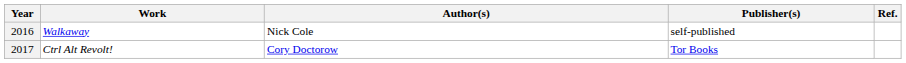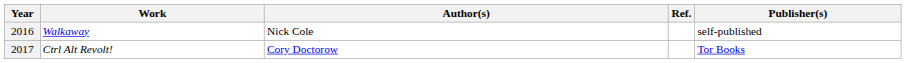columns swapped: (771, 13) <-> (888, 13)
